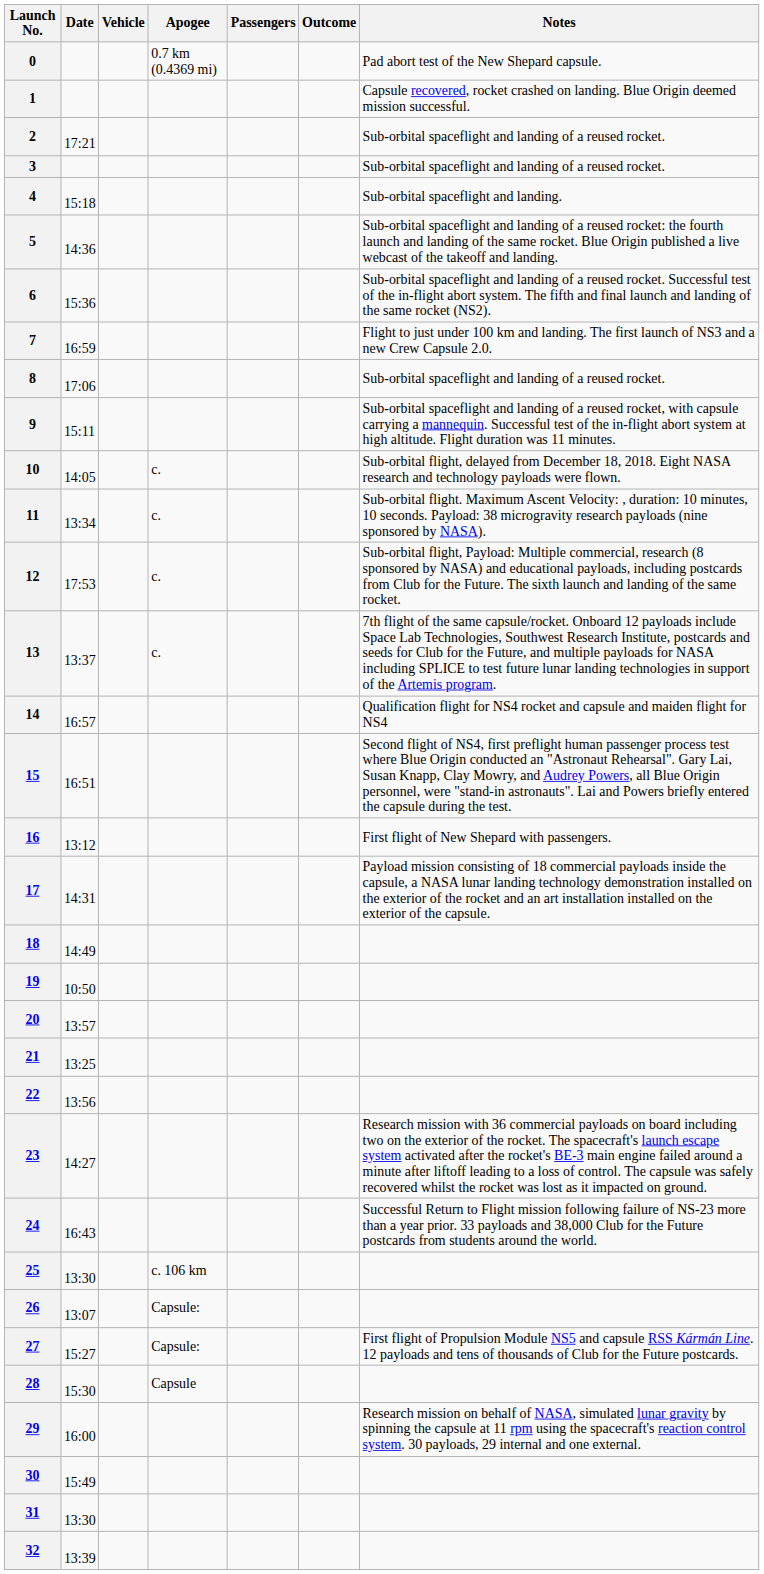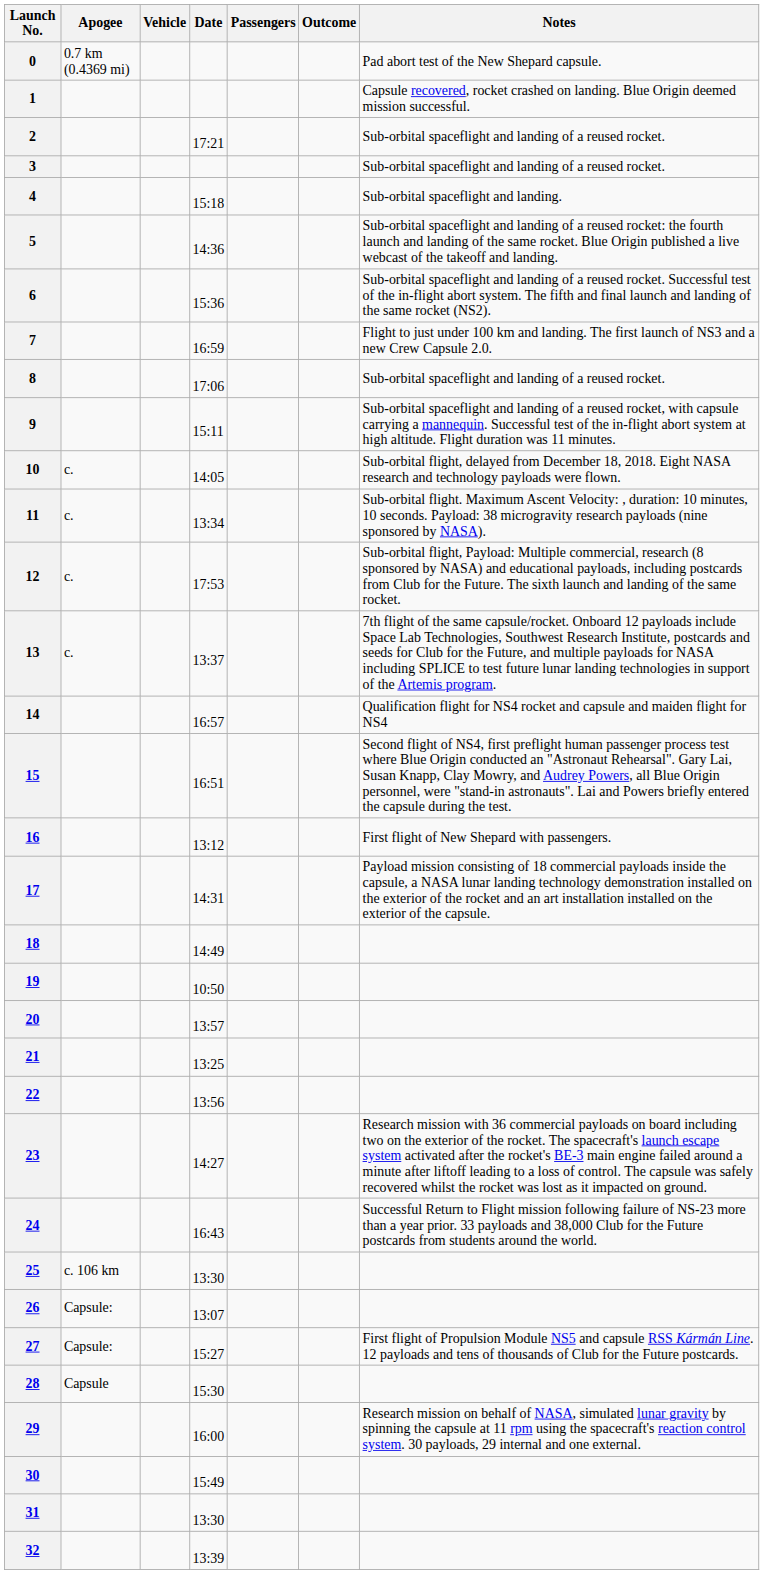columns swapped: (80, 23) <-> (188, 23)
